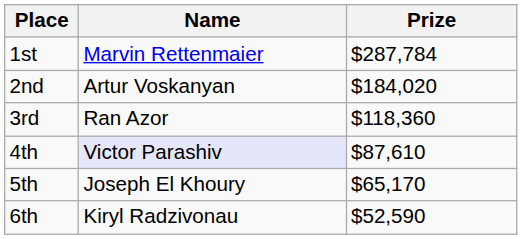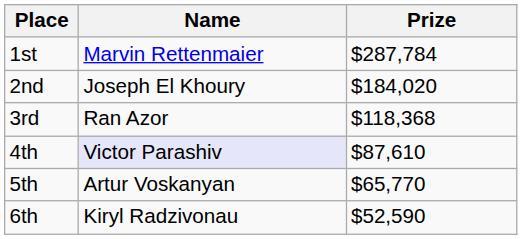(159, 86) Artur Voskanyan -> (164, 86) Joseph El Khoury
(393, 119) $118,360 -> (393, 119) $118,368
(164, 184) Joseph El Khoury -> (159, 184) Artur Voskanyan
(388, 184) $65,170 -> (388, 184) $65,770
